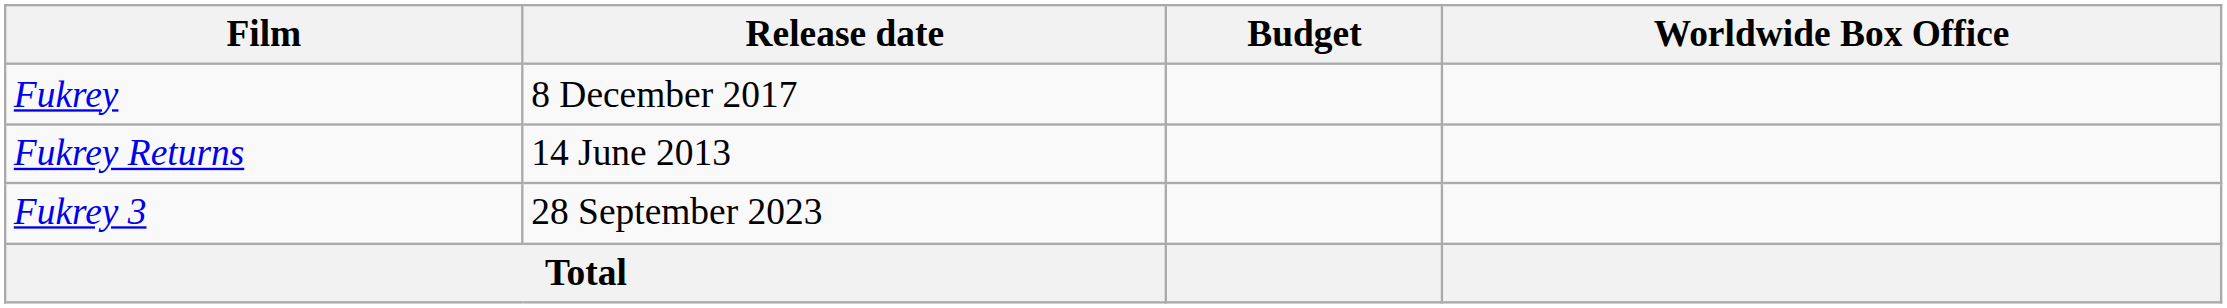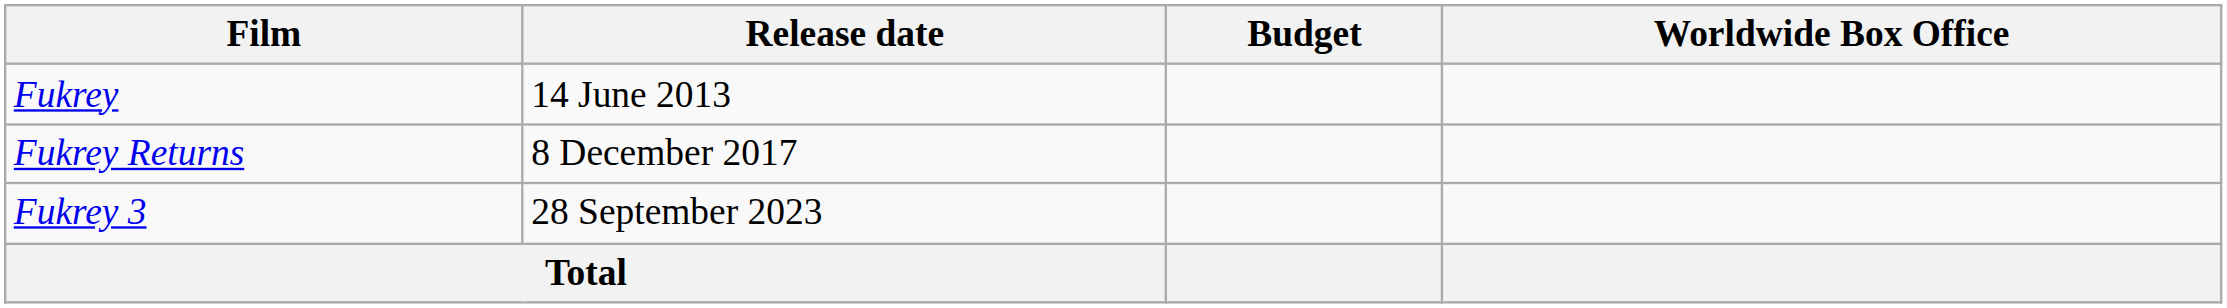(664, 93) 8 December 2017 -> (631, 93) 14 June 2013
(631, 152) 14 June 2013 -> (664, 152) 8 December 2017
